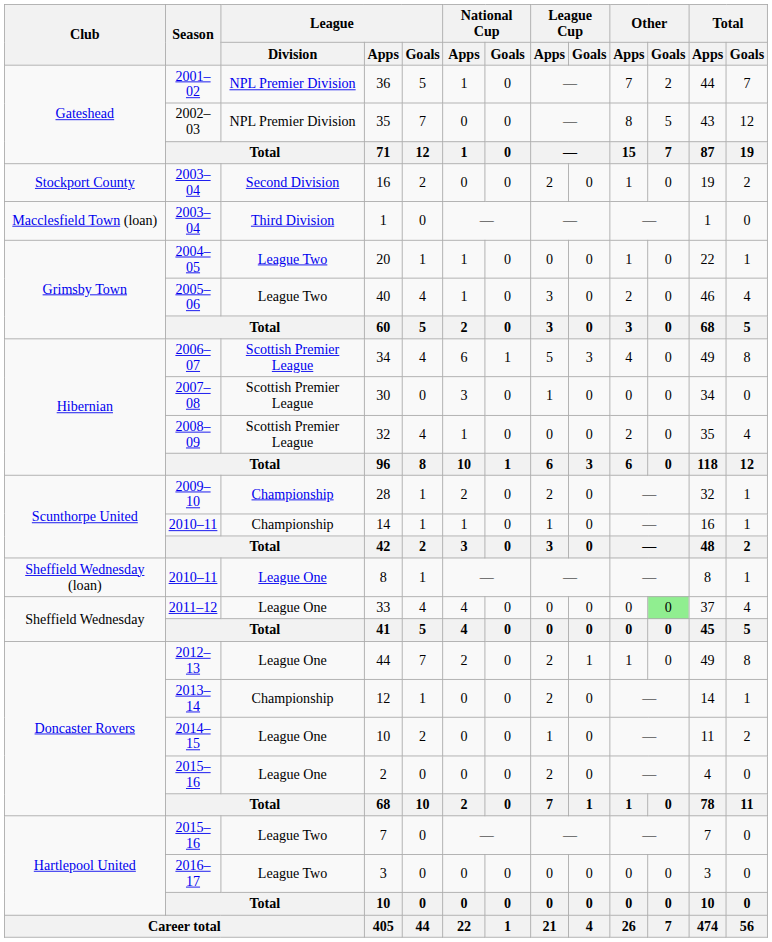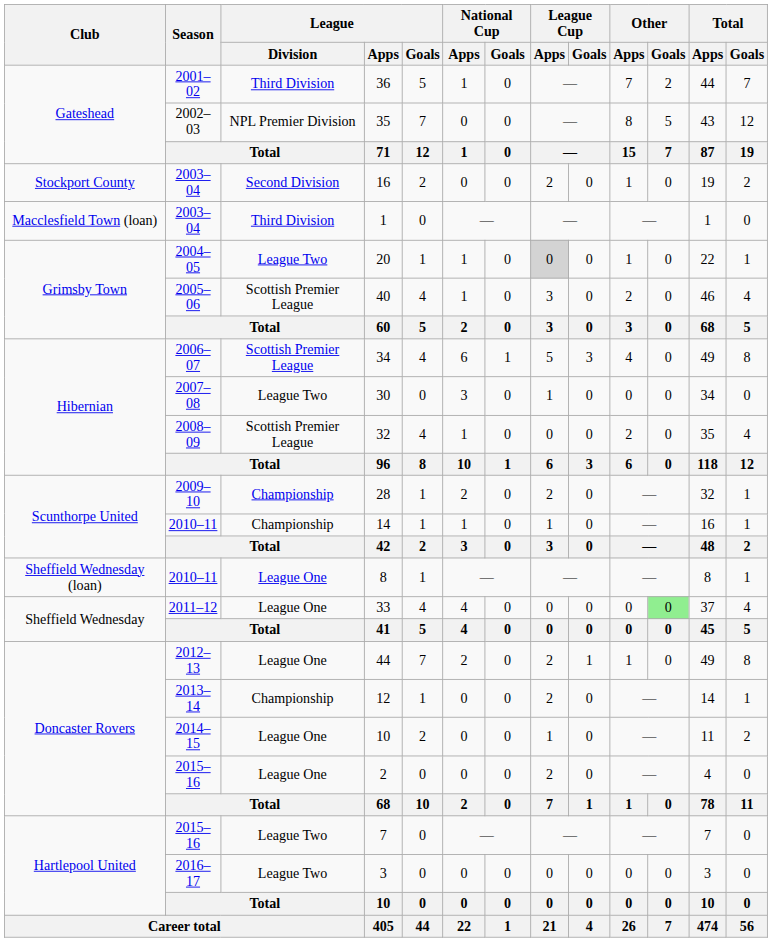(293, 84) NPL Premier Division -> (293, 84) Third Division
(549, 259) no background -> (549, 259) lightgrey background
(293, 297) League Two -> (293, 297) Scottish Premier League
(293, 395) Scottish Premier League -> (293, 395) League Two
